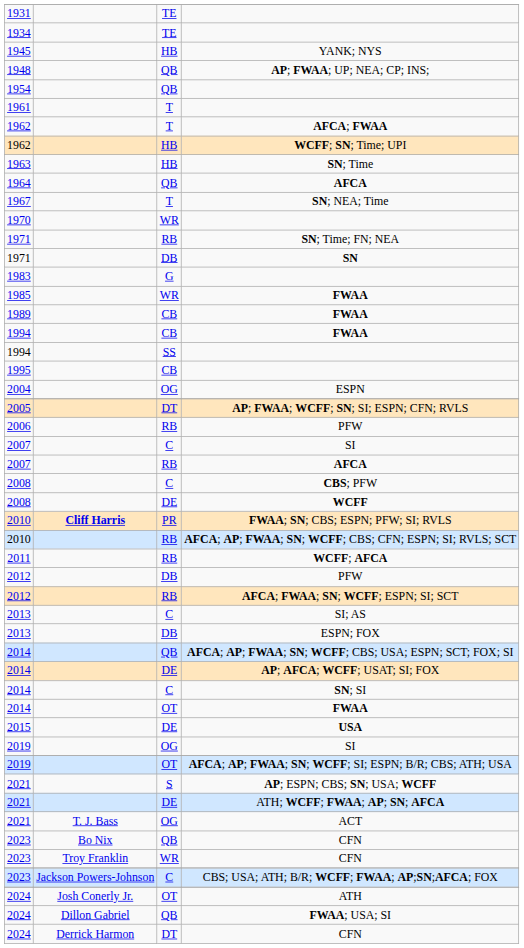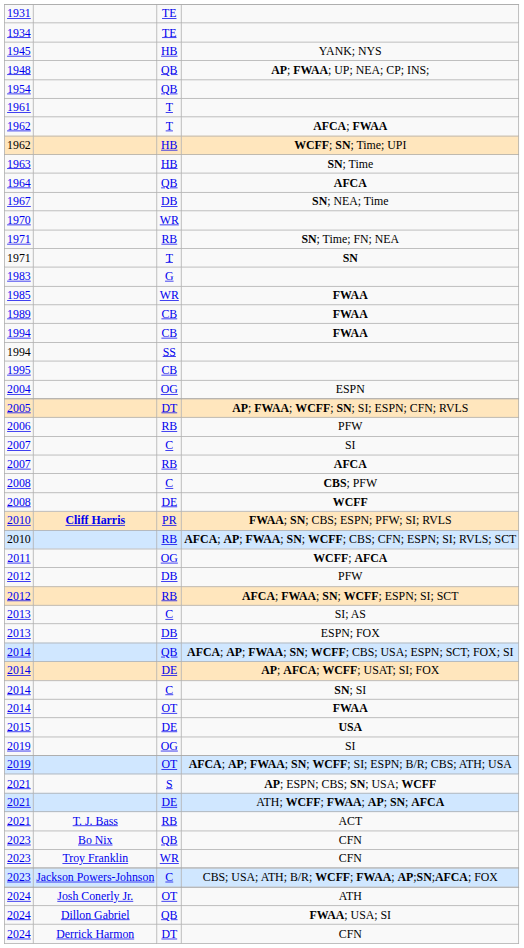(169, 201) T -> (169, 201) DB
(169, 257) DB -> (169, 257) T
(169, 558) RB -> (169, 558) OG
(169, 821) OG -> (169, 821) RB
